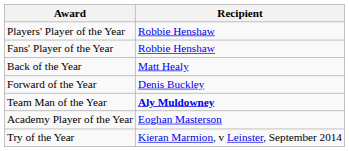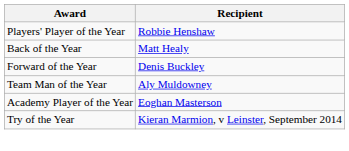- row: (60, 48)
(176, 102) bold -> (175, 84) normal
